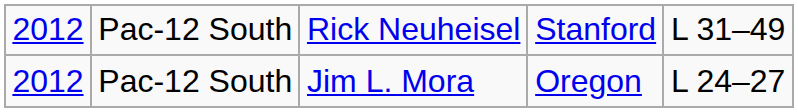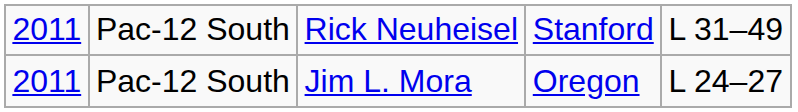(48, 29) 2012 -> (47, 29) 2011
(48, 80) 2012 -> (47, 80) 2011
